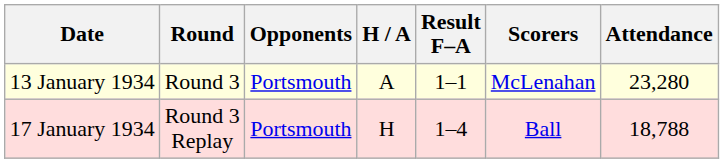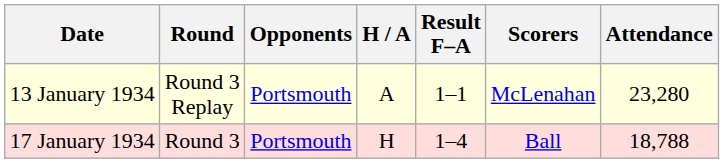(202, 81) Round 3 -> (202, 93) Round 3 Replay
(202, 128) Round 3 Replay -> (202, 140) Round 3
